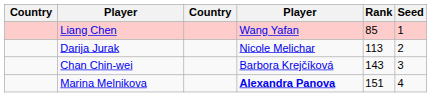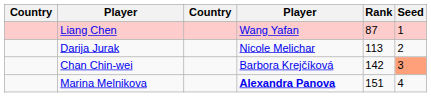(371, 30) 85 -> (371, 30) 87
(375, 65) 143 -> (375, 65) 142
(401, 65) no background -> (401, 65) lightsalmon background
